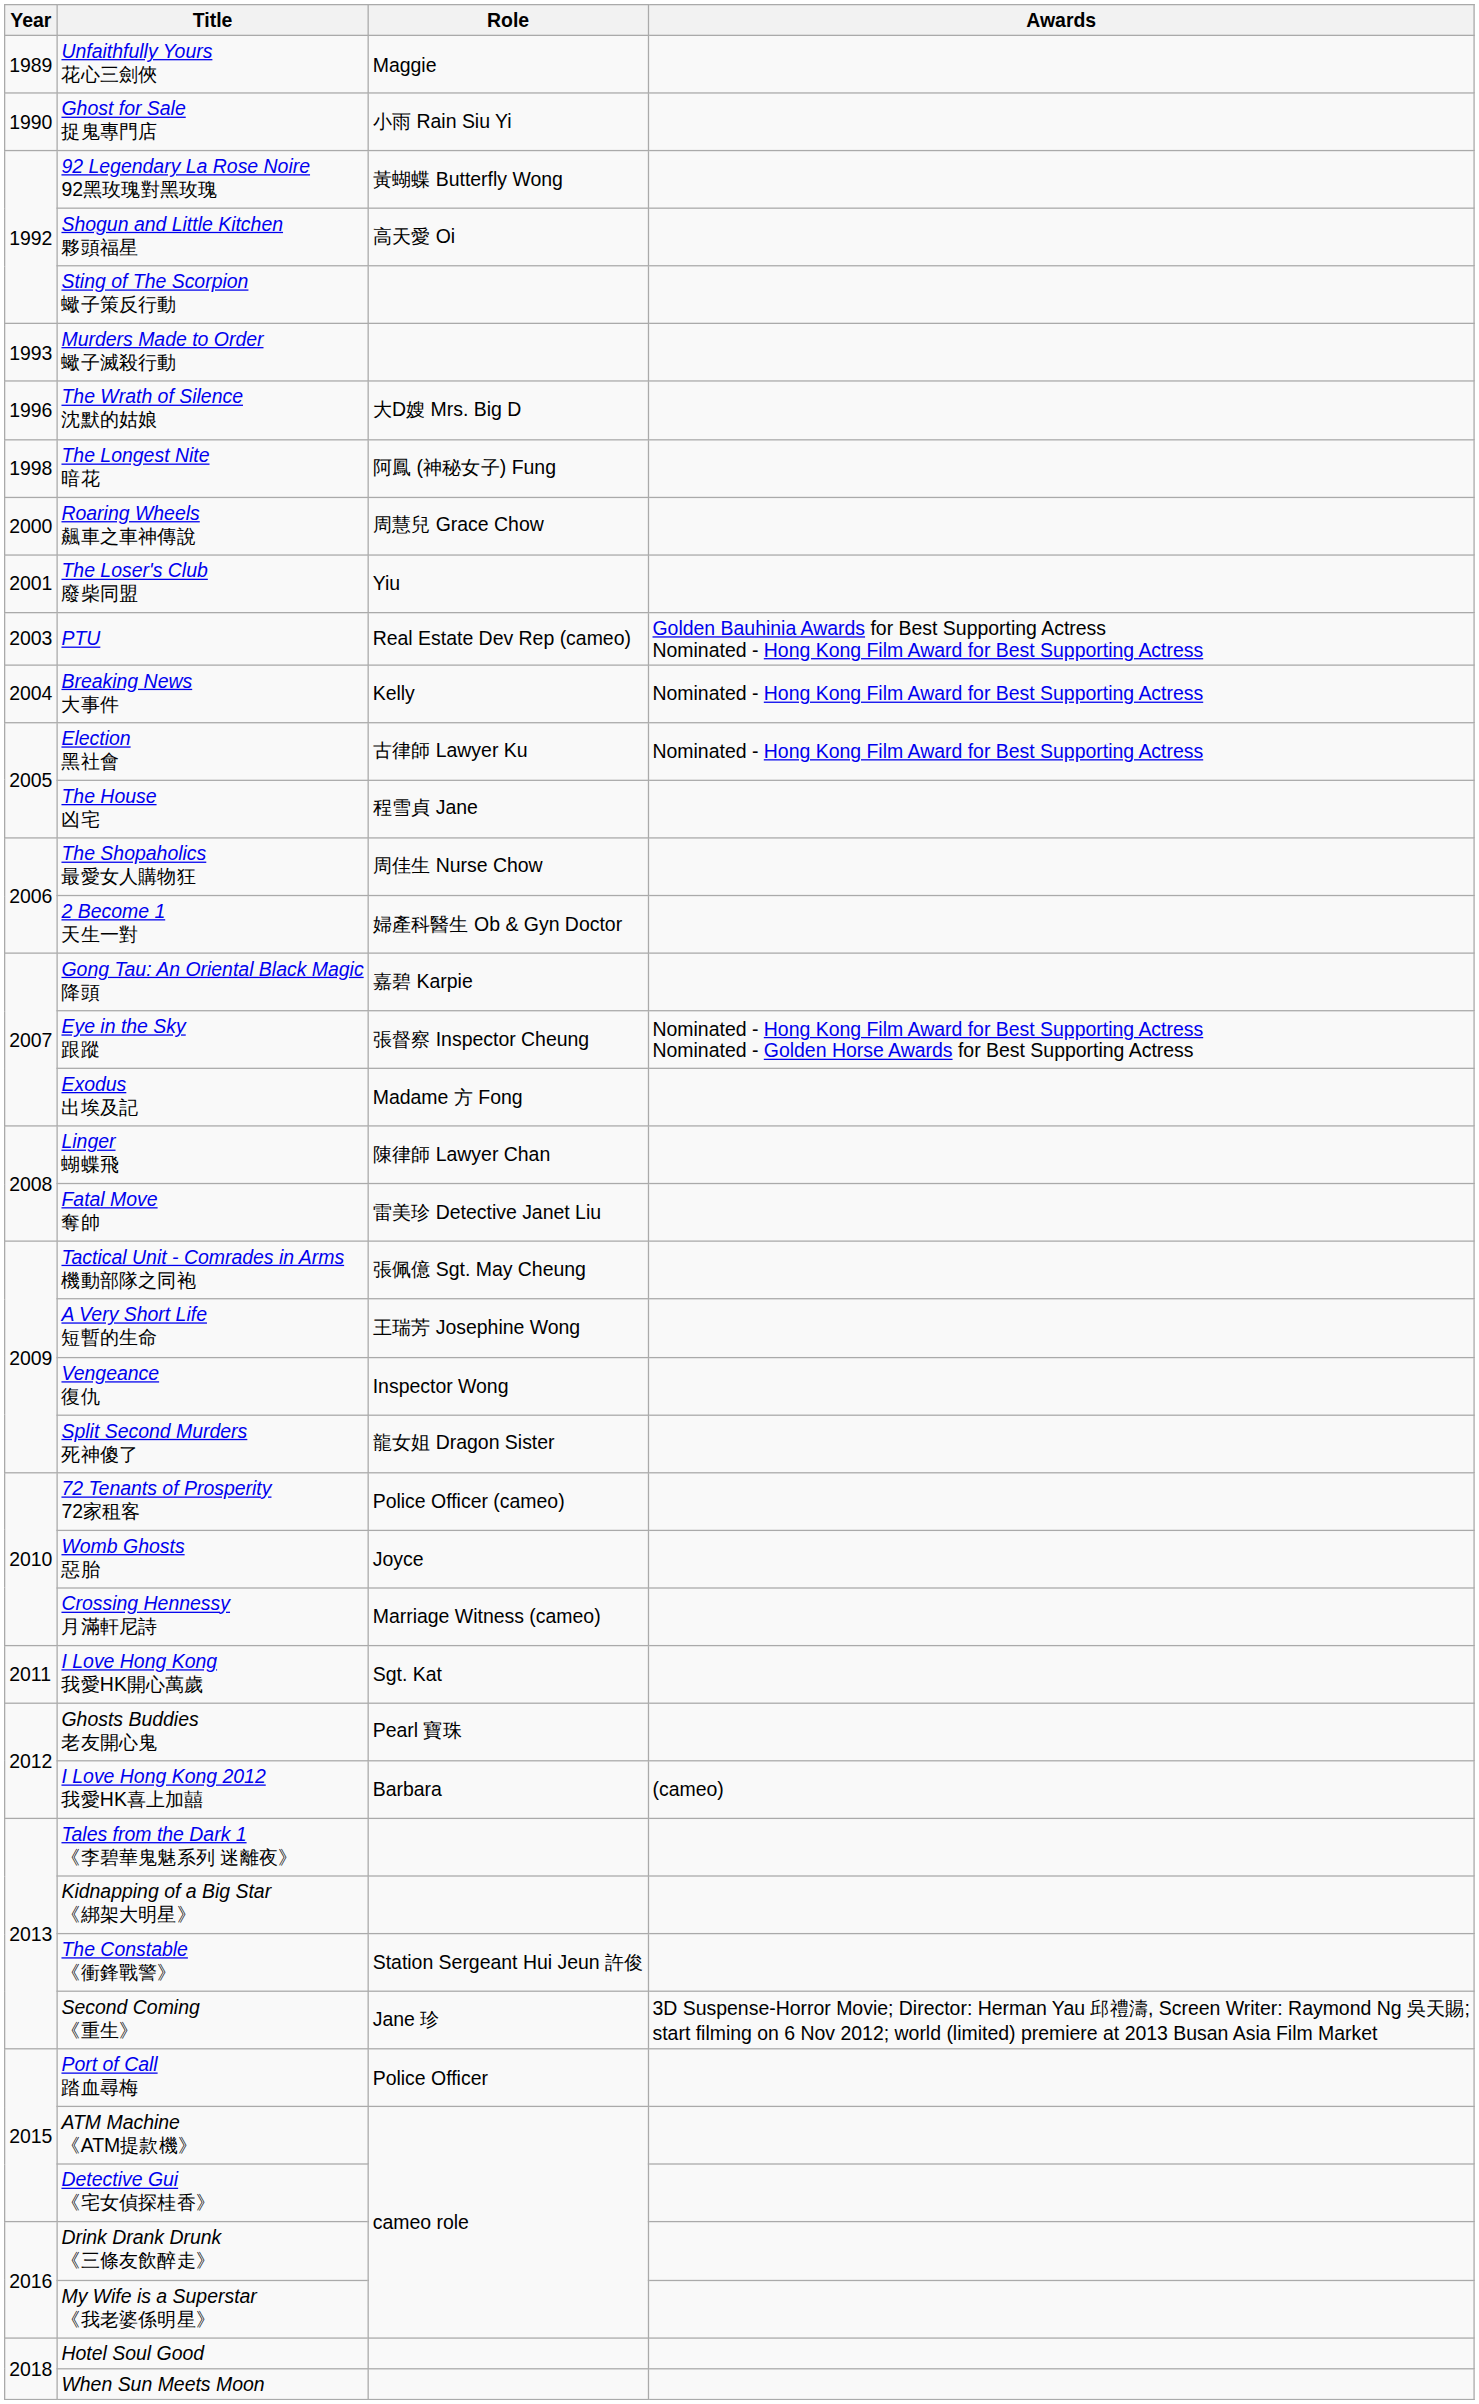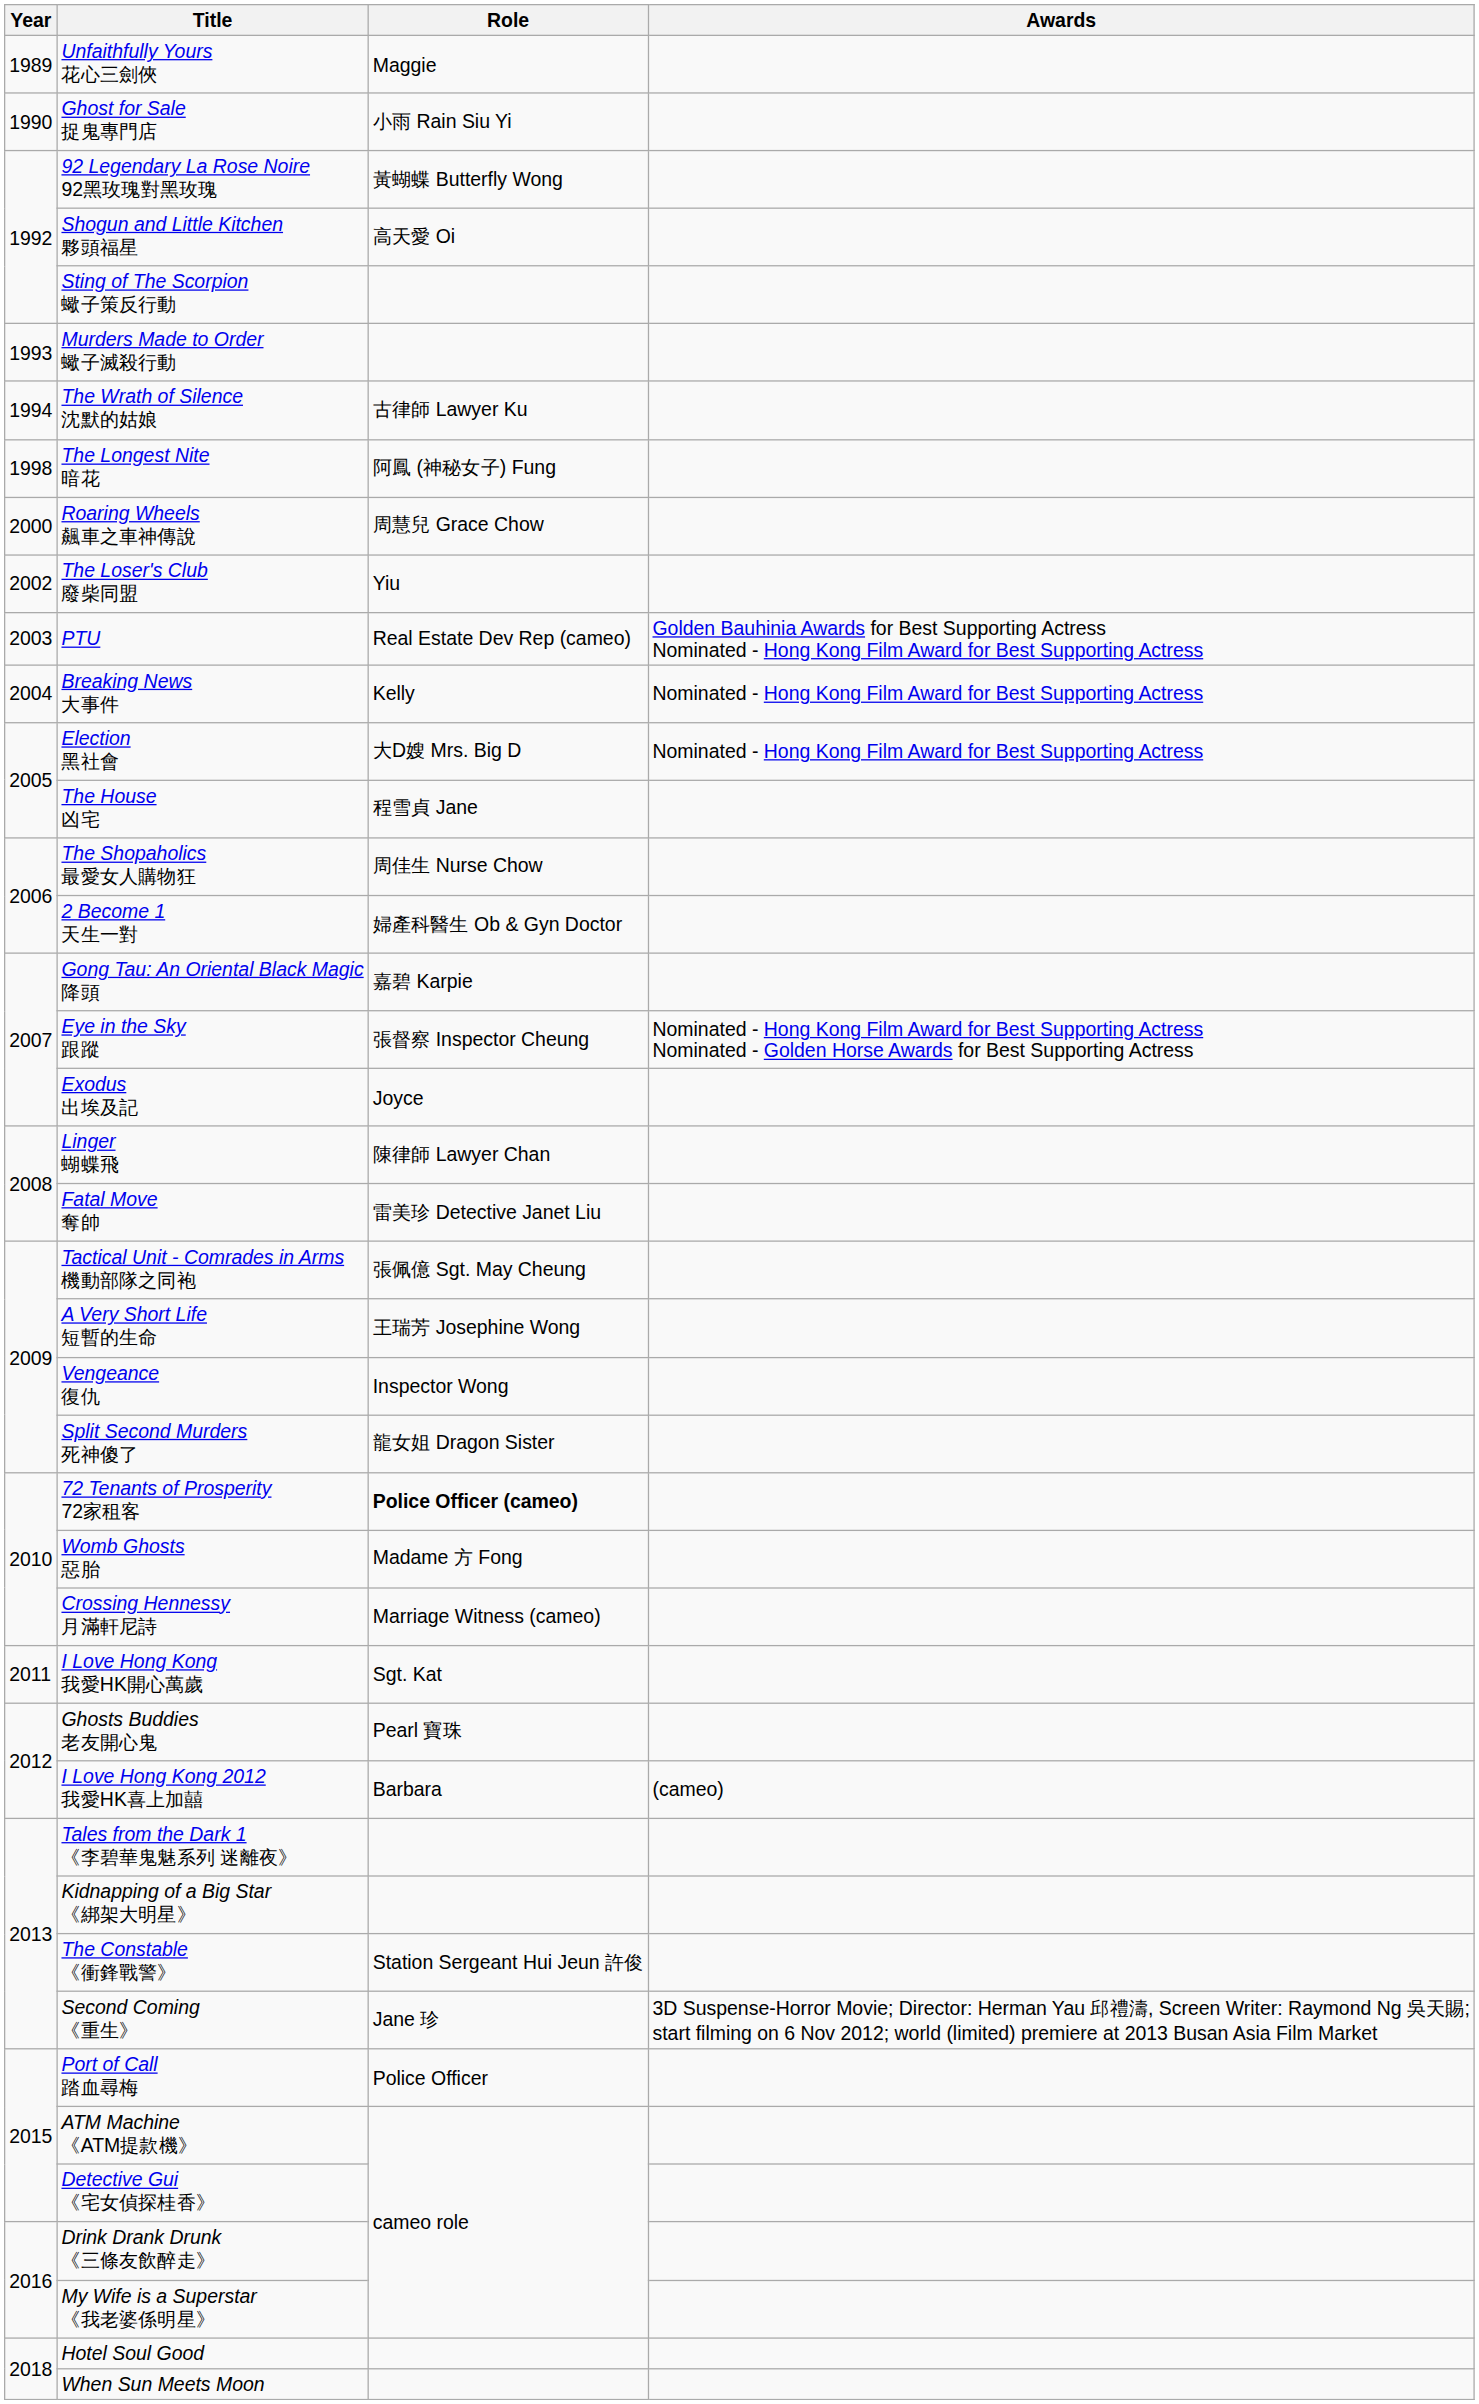(31, 411) 1996 -> (31, 411) 1994
(447, 409) 大D嫂 Mrs. Big D -> (450, 409) 古律師 Lawyer Ku
(31, 584) 2001 -> (31, 584) 2002
(450, 750) 古律師 Lawyer Ku -> (447, 750) 大D嫂 Mrs. Big D
(448, 1096) Madame 方 Fong -> (398, 1098) Joyce
(469, 1501) normal -> (475, 1501) bold
(398, 1559) Joyce -> (448, 1558) Madame 方 Fong
